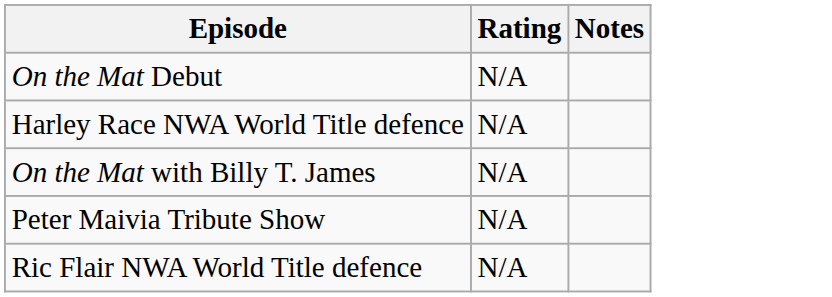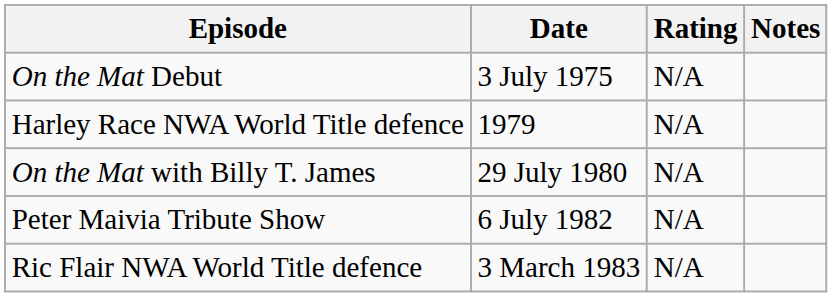+ column: (559, 28)
